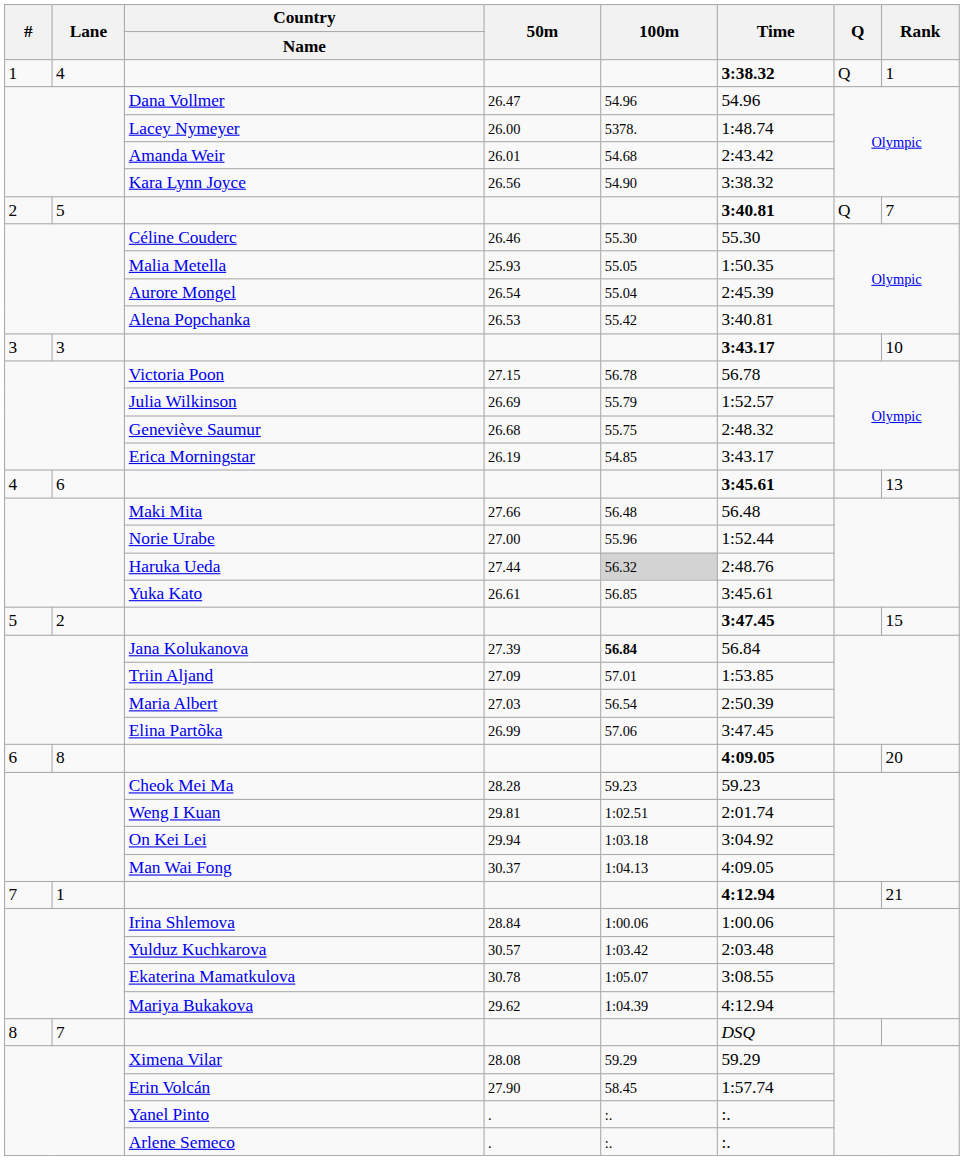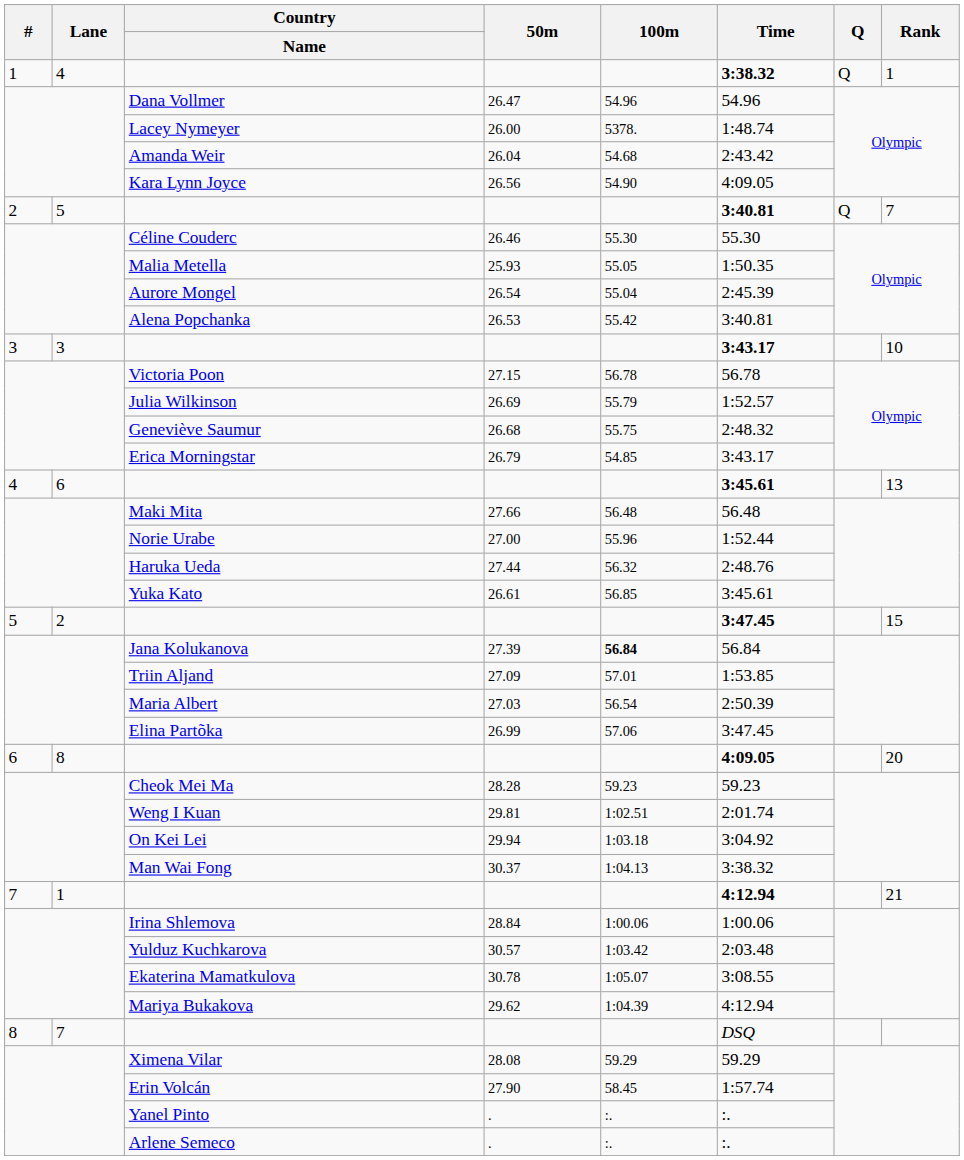(504, 156) 26.01 -> (504, 156) 26.04
(748, 182) 3:38.32 -> (748, 182) 4:09.05
(504, 457) 26.19 -> (504, 457) 26.79
(621, 567) lightgrey background -> (621, 567) no background
(748, 867) 4:09.05 -> (748, 867) 3:38.32
